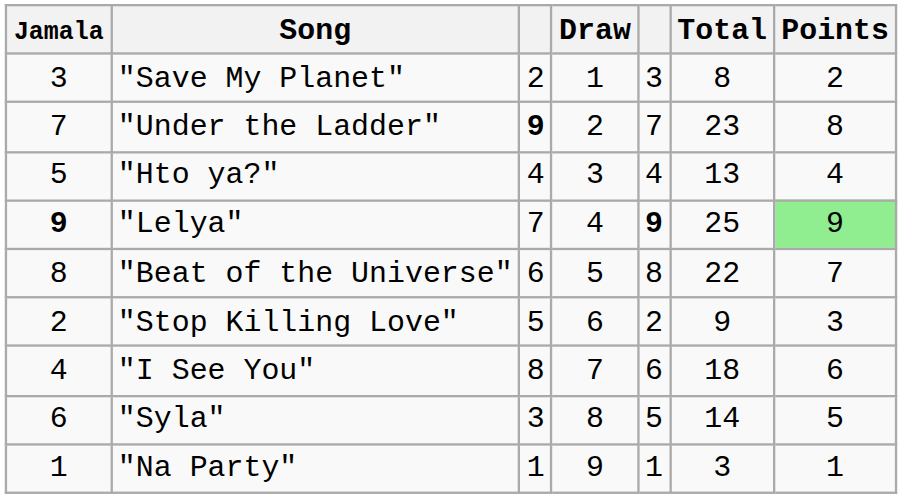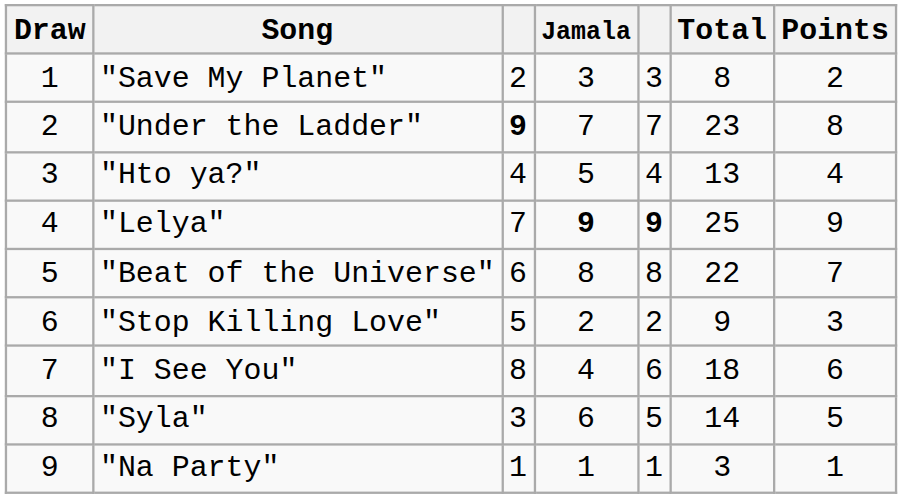columns swapped: (595, 30) <-> (59, 31)
(835, 224) lightgreen background -> (835, 224) no background
